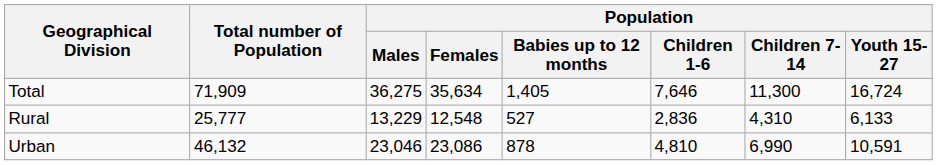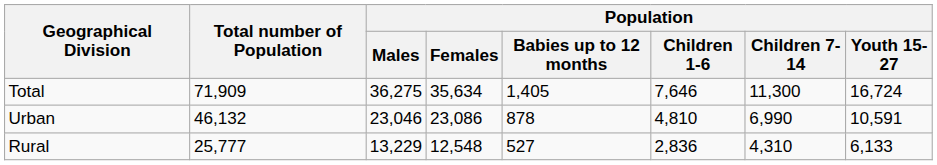rows swapped: (32, 145) <-> (29, 118)
